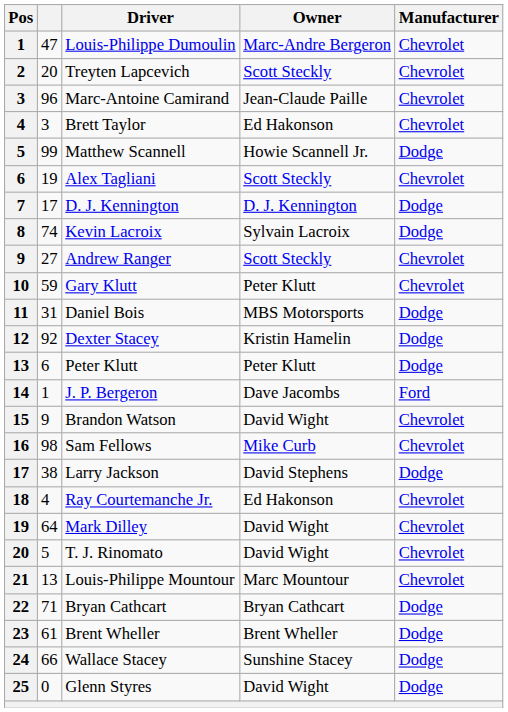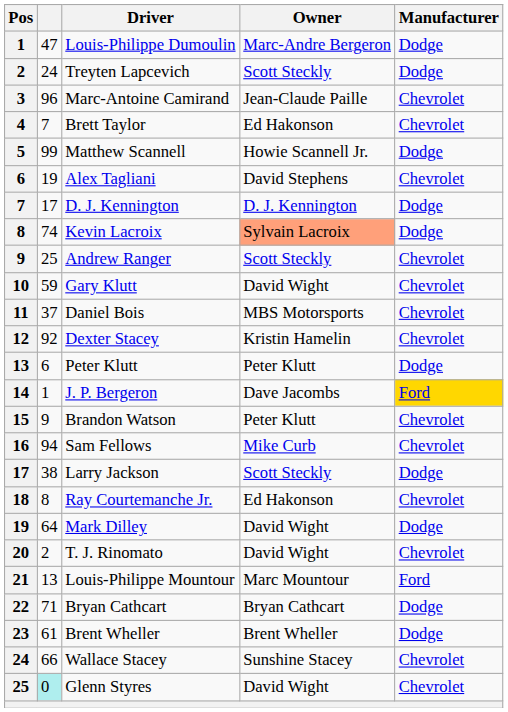(431, 44) Chevrolet -> (421, 44) Dodge
(49, 71) 20 -> (49, 71) 24
(431, 71) Chevrolet -> (421, 71) Dodge
(45, 124) 3 -> (45, 124) 7
(287, 178) Scott Steckly -> (296, 178) David Stephens
(297, 231) no background -> (297, 231) lightsalmon background
(49, 258) 27 -> (49, 258) 25
(279, 285) Peter Klutt -> (286, 285) David Wight
(49, 311) 31 -> (49, 311) 37
(421, 311) Dodge -> (431, 311) Chevrolet
(421, 338) Dodge -> (431, 338) Chevrolet
(414, 392) no background -> (414, 392) gold background
(286, 419) David Wight -> (279, 419) Peter Klutt
(49, 445) 98 -> (49, 445) 94
(296, 472) David Stephens -> (287, 472) Scott Steckly
(45, 499) 4 -> (45, 499) 8
(431, 526) Chevrolet -> (421, 526) Dodge
(45, 552) 5 -> (45, 552) 2
(431, 579) Chevrolet -> (414, 579) Ford
(421, 659) Dodge -> (431, 659) Chevrolet
(45, 686) no background -> (45, 686) paleturquoise background
(421, 686) Dodge -> (431, 686) Chevrolet
